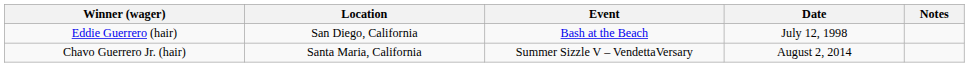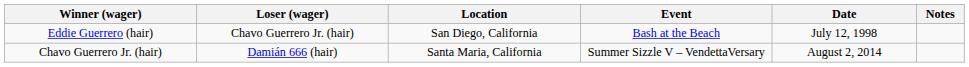+ column: (292, 14)
